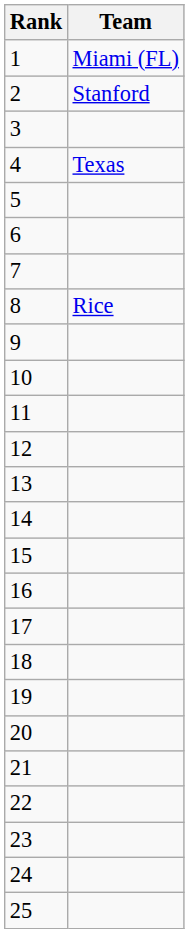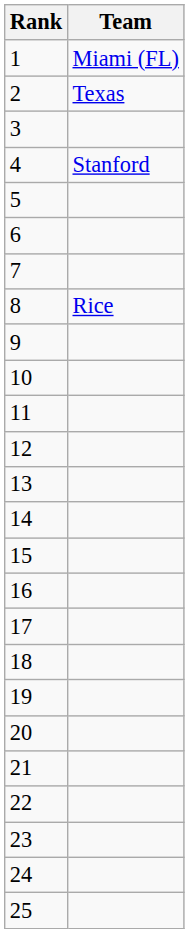(111, 93) Stanford -> (98, 93) Texas
(98, 164) Texas -> (111, 164) Stanford
